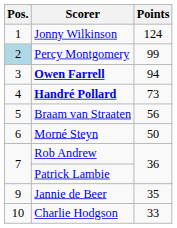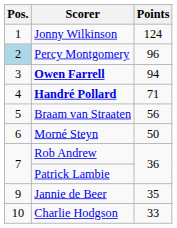(153, 53) 99 -> (153, 53) 96
(153, 93) 73 -> (153, 93) 71
